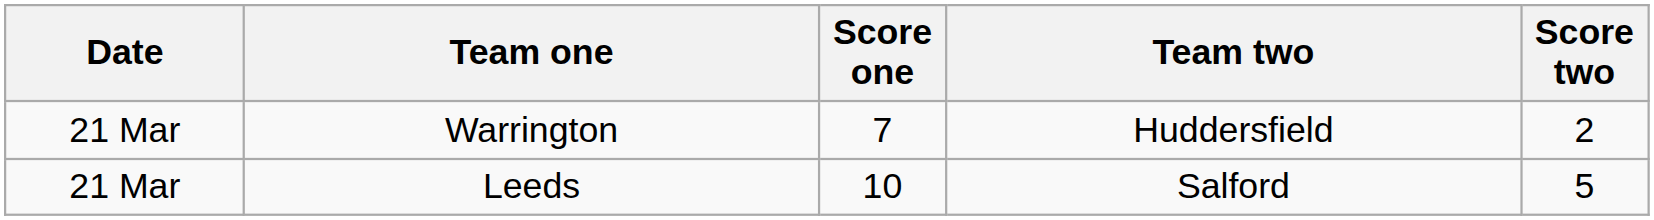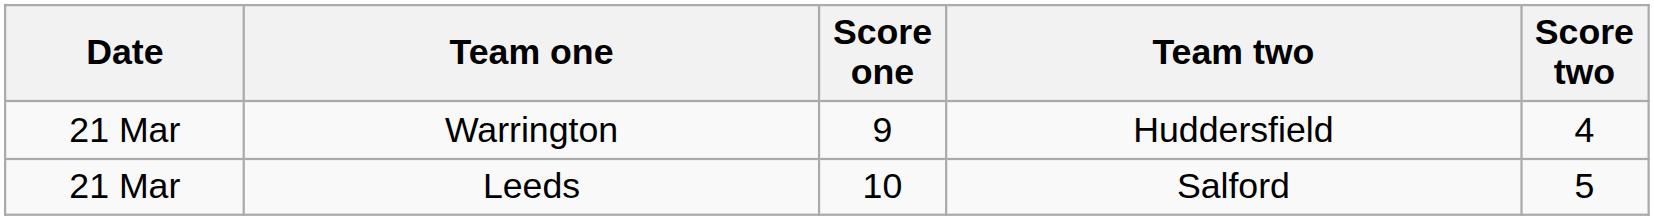(882, 129) 7 -> (882, 129) 9
(1584, 129) 2 -> (1584, 129) 4
